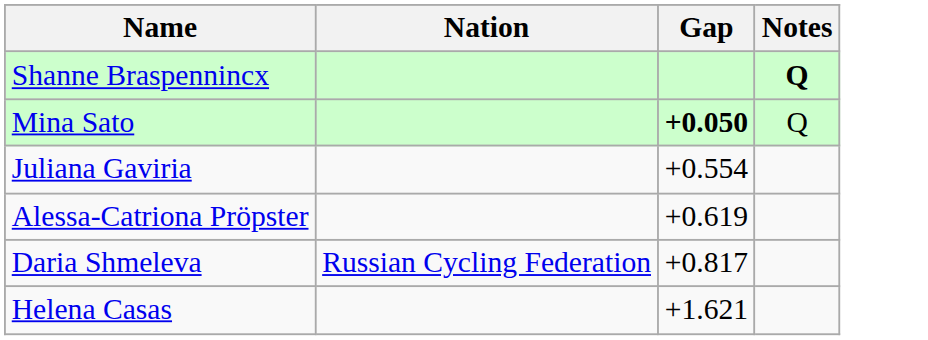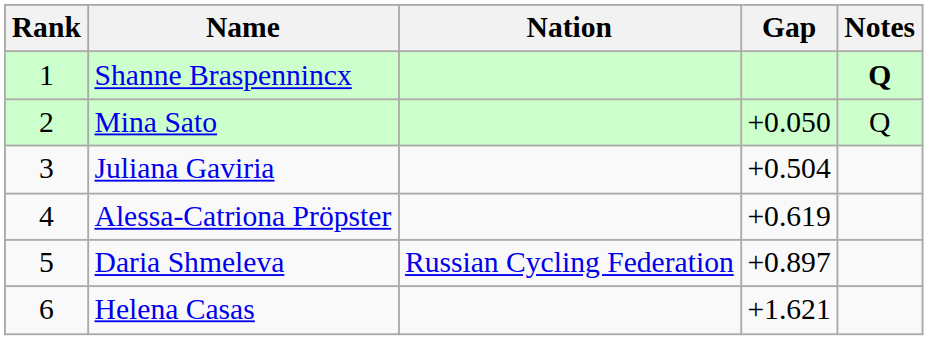+ column: (46, 27)
(706, 121) bold -> (789, 121) normal
(706, 168) +0.554 -> (789, 168) +0.504
(706, 262) +0.817 -> (789, 262) +0.897
